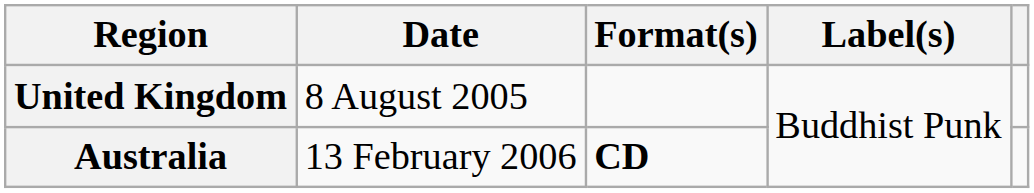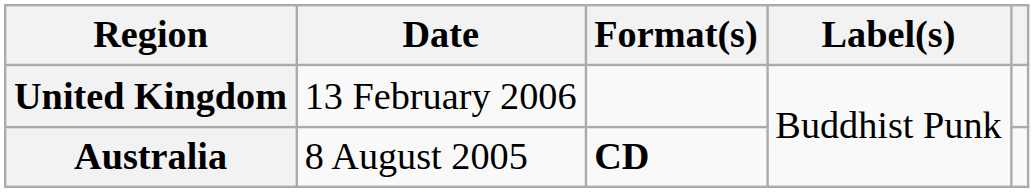(416, 95) 8 August 2005 -> (441, 95) 13 February 2006
(441, 156) 13 February 2006 -> (416, 156) 8 August 2005
